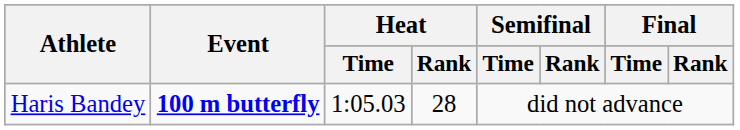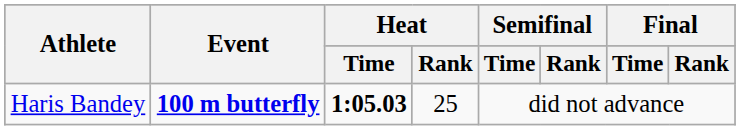(368, 104) normal -> (369, 104) bold
(444, 104) 28 -> (445, 104) 25
